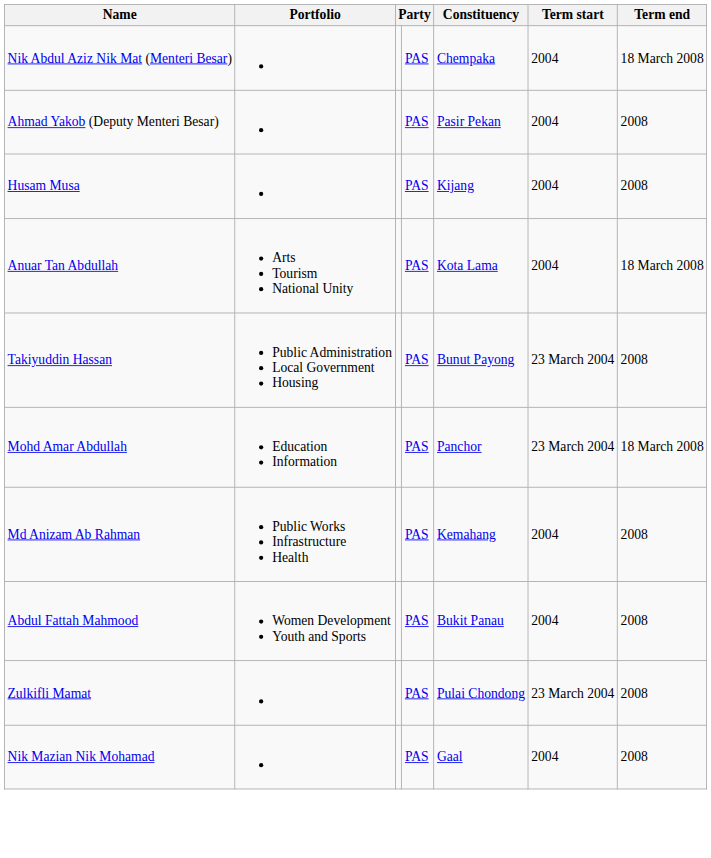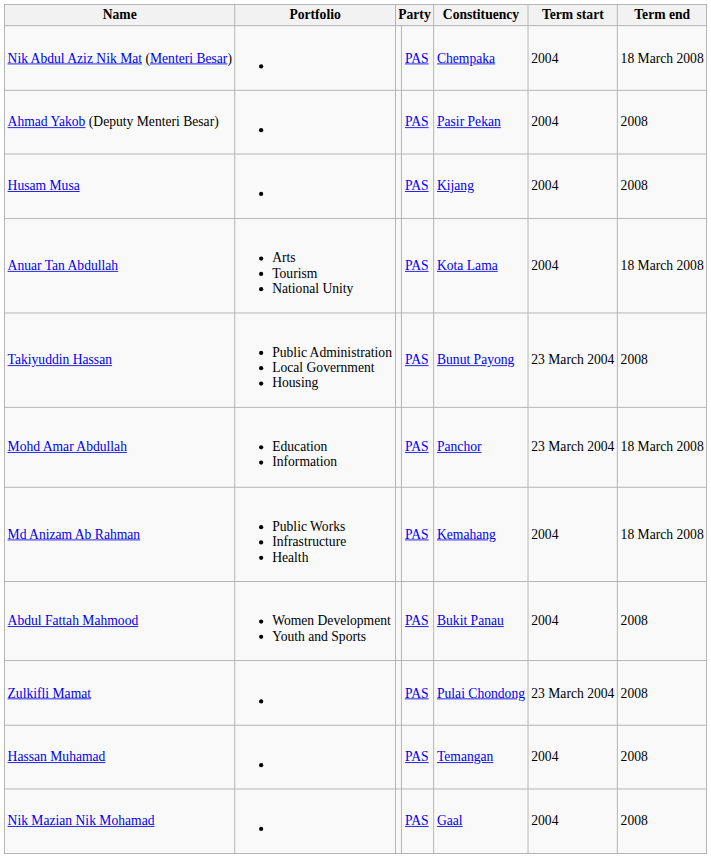(634, 534) 2008 -> (662, 534) 18 March 2008
+ row: (56, 757)
